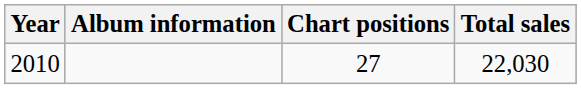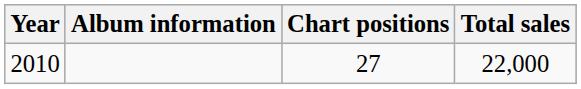(515, 63) 22,030 -> (515, 63) 22,000
